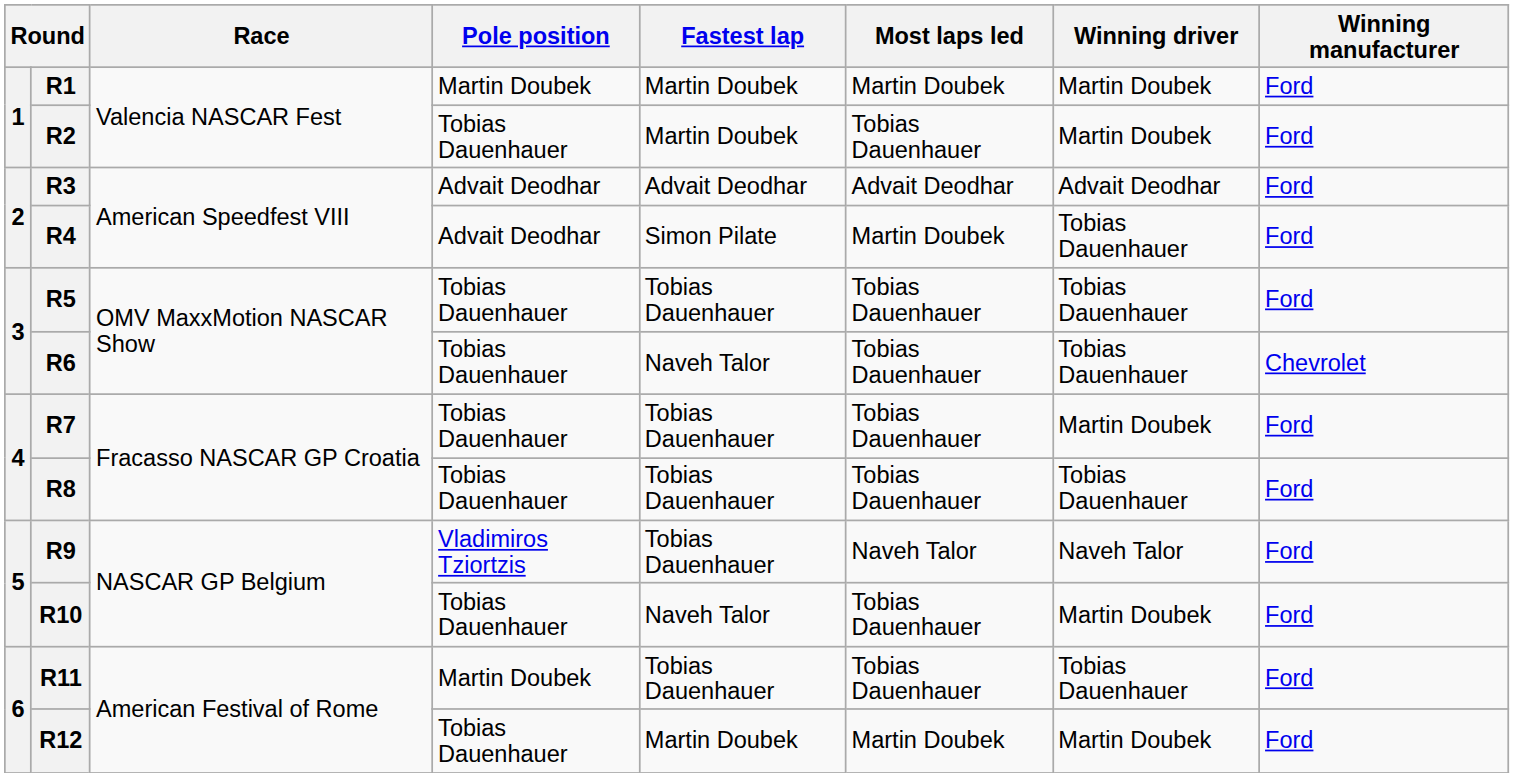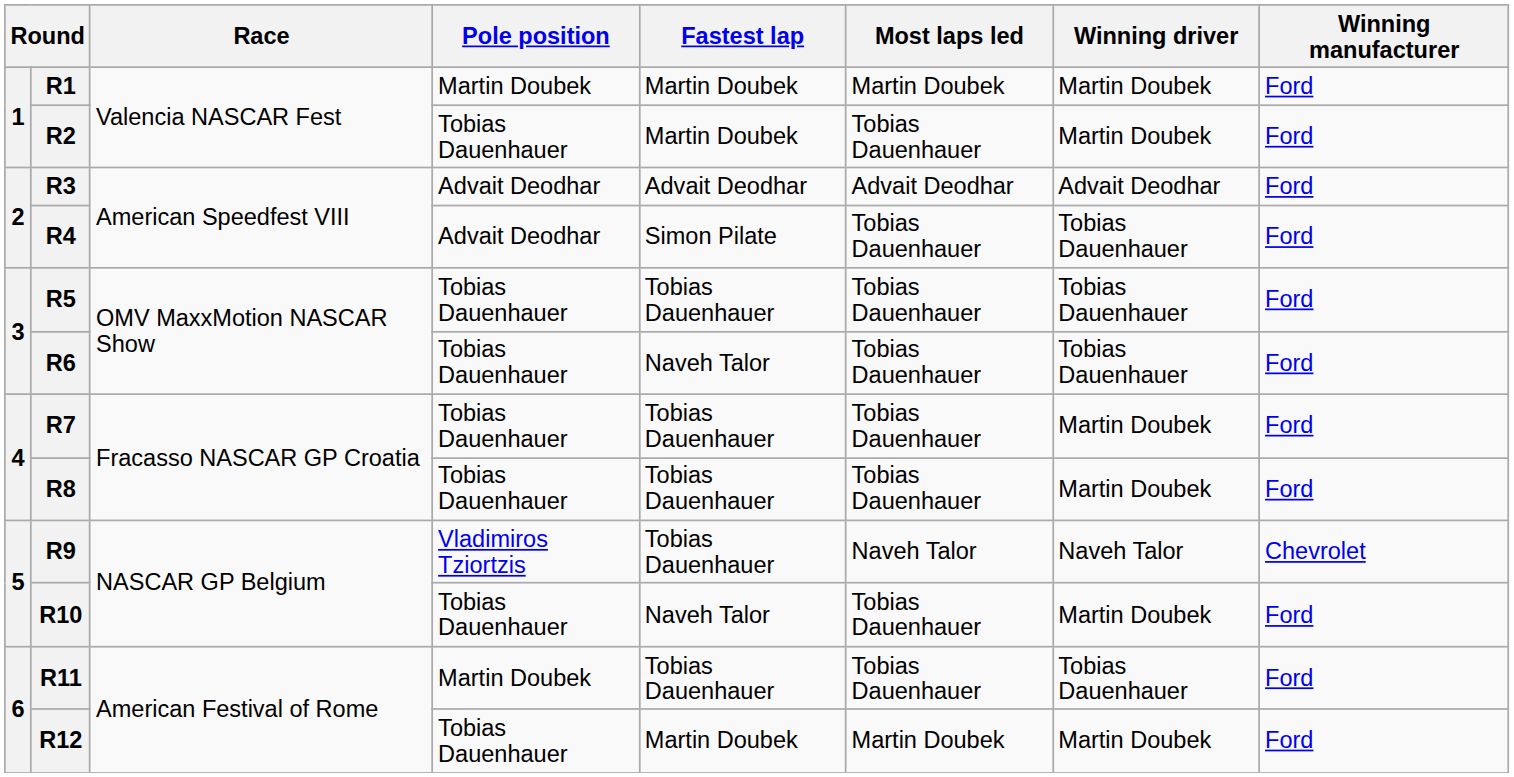(928, 236) Martin Doubek -> (916, 236) Tobias Dauenhauer
(1315, 362) Chevrolet -> (1289, 362) Ford
(1123, 488) Tobias Dauenhauer -> (1135, 488) Martin Doubek
(1289, 551) Ford -> (1315, 551) Chevrolet
